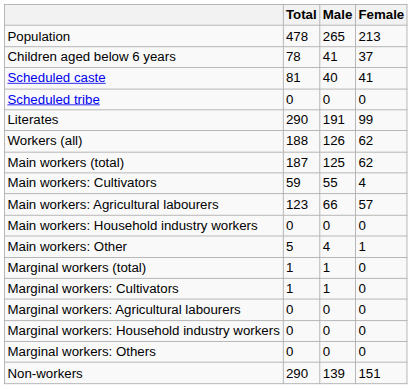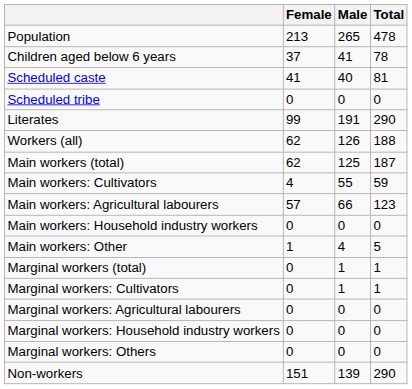columns swapped: (301, 15) <-> (381, 15)
